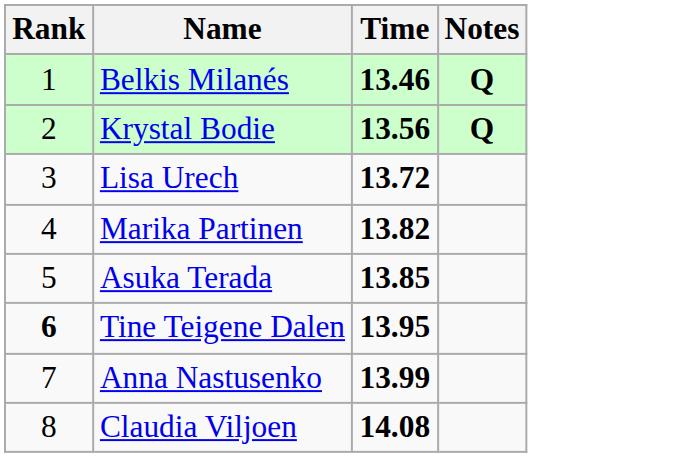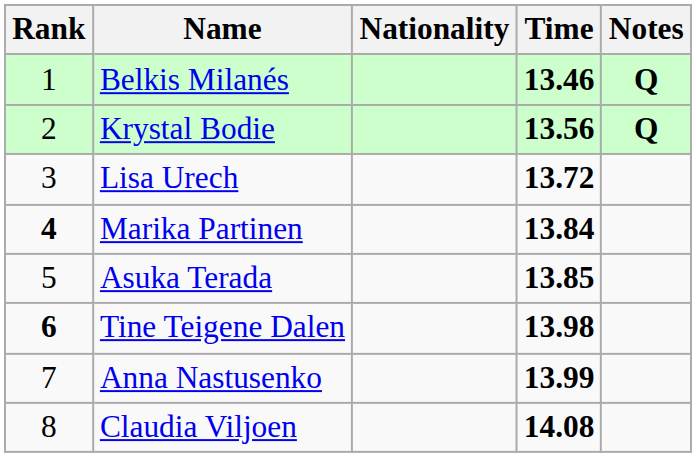+ column: (434, 29)
(49, 228) normal -> (49, 228) bold
(395, 228) 13.82 -> (559, 228) 13.84
(395, 327) 13.95 -> (559, 327) 13.98
